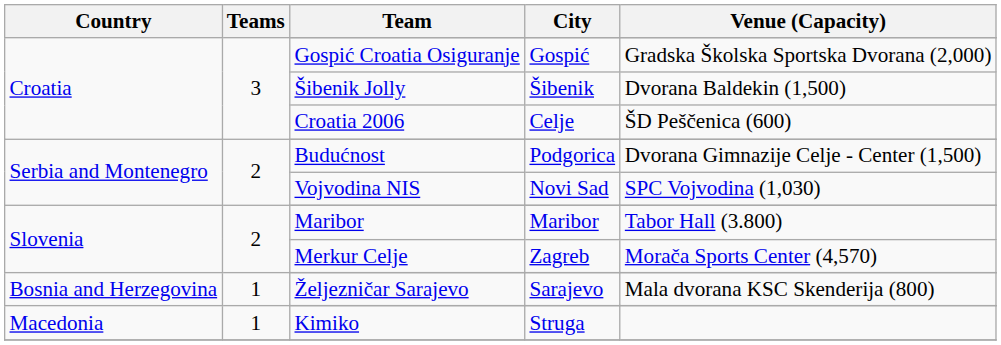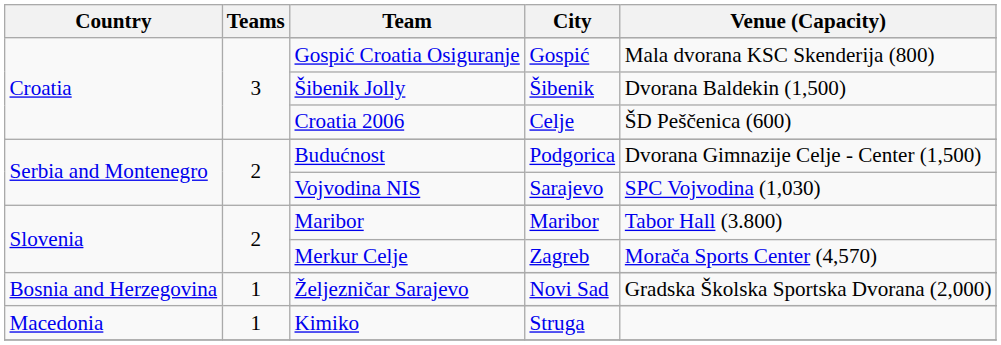(808, 54) Gradska Školska Sportska Dvorana (2,000) -> (780, 54) Mala dvorana KSC Skenderija (800)
(569, 188) Novi Sad -> (566, 188) Sarajevo
(566, 289) Sarajevo -> (569, 289) Novi Sad
(780, 289) Mala dvorana KSC Skenderija (800) -> (808, 289) Gradska Školska Sportska Dvorana (2,000)
